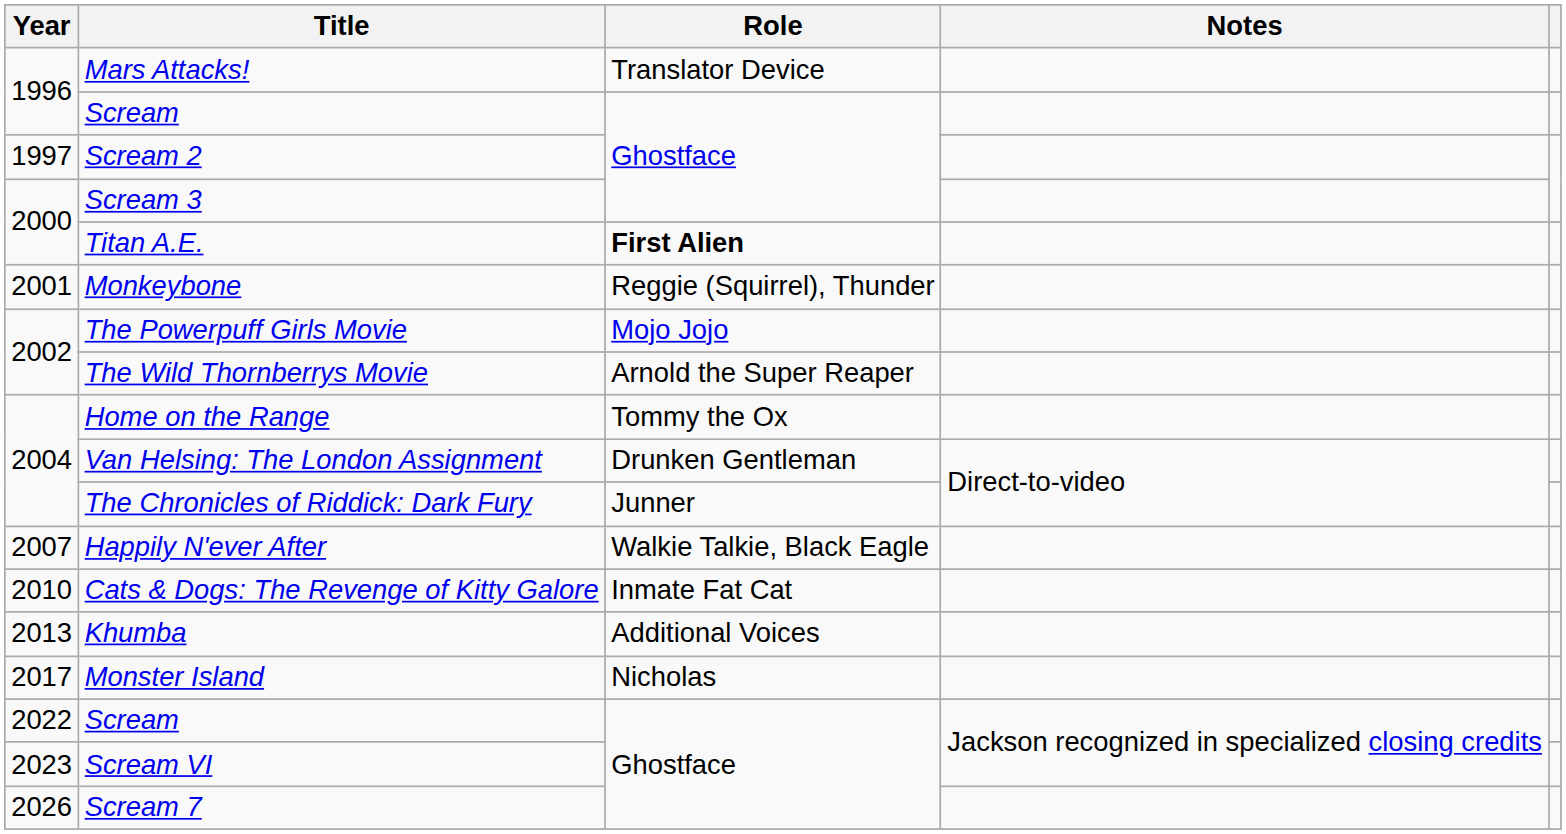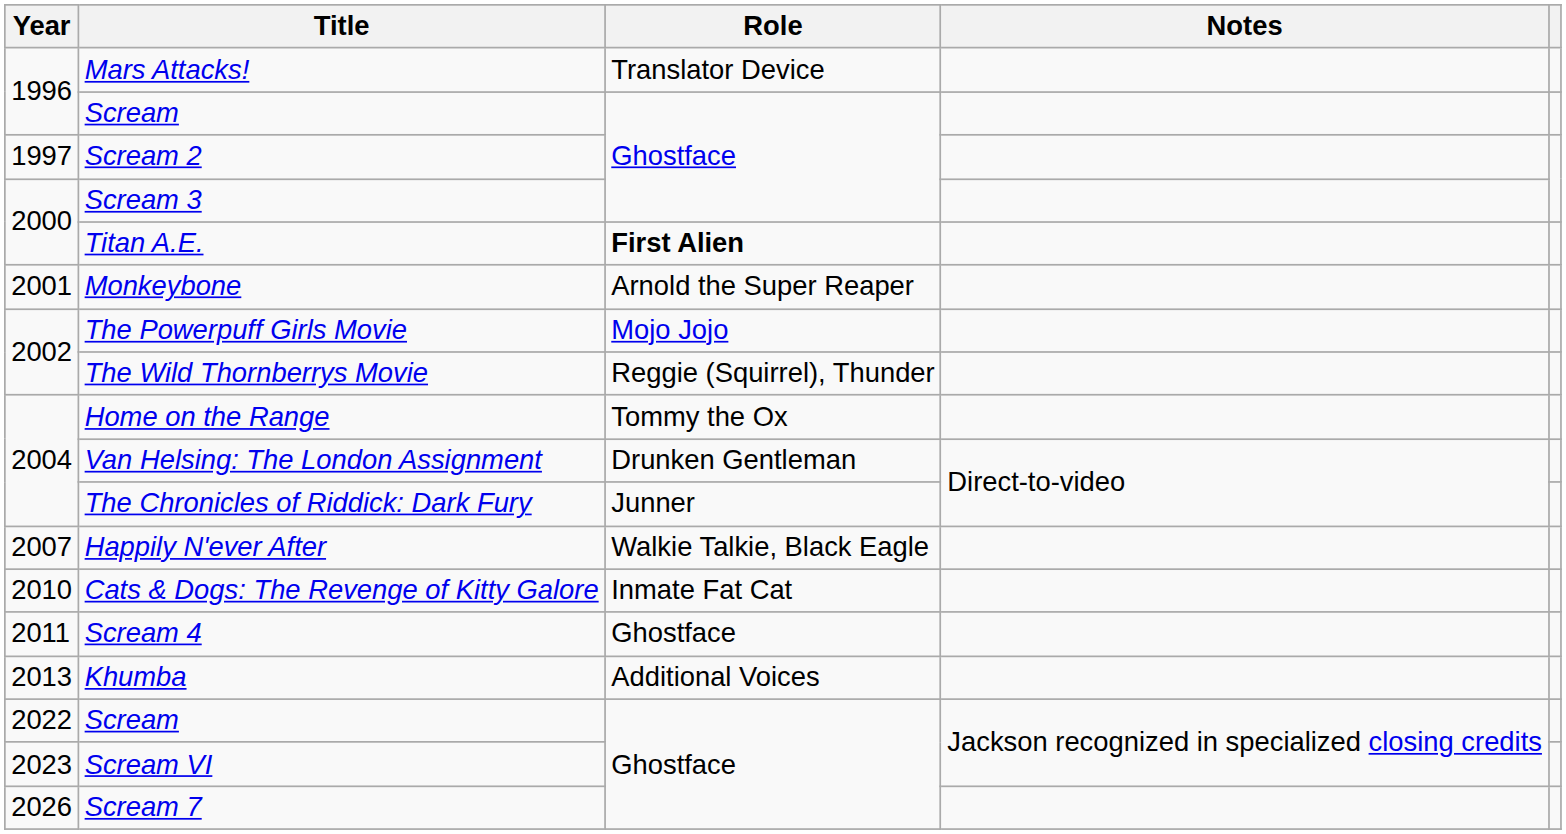(773, 286) Reggie (Squirrel), Thunder -> (763, 286) Arnold the Super Reaper
(763, 373) Arnold the Super Reaper -> (773, 373) Reggie (Squirrel), Thunder
+ row: (41, 633)
- row: (42, 677)
